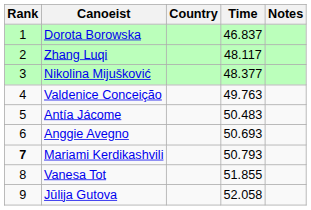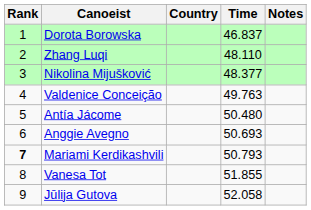(243, 54) 48.117 -> (243, 54) 48.110
(243, 114) 50.483 -> (243, 114) 50.480
